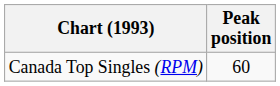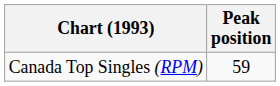(241, 66) 60 -> (241, 66) 59
